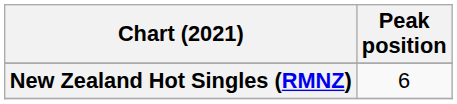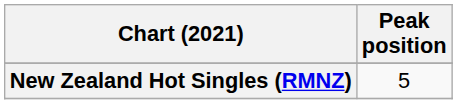(404, 80) 6 -> (404, 80) 5
